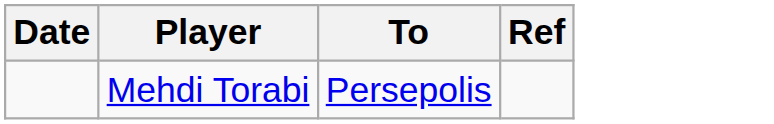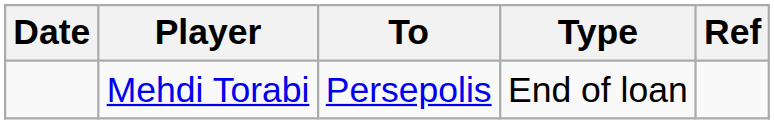+ column: (598, 32)
